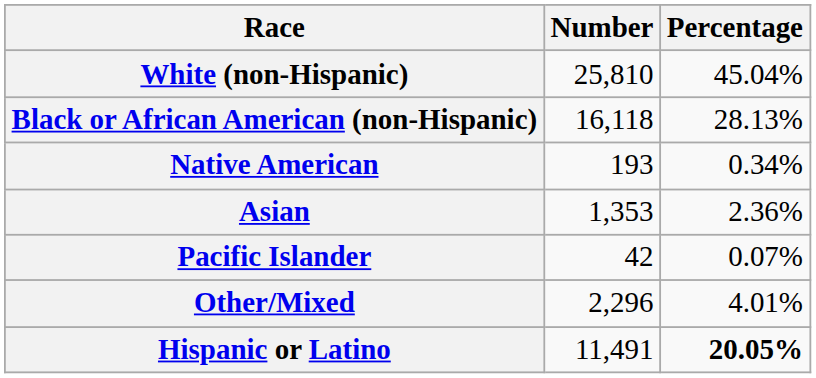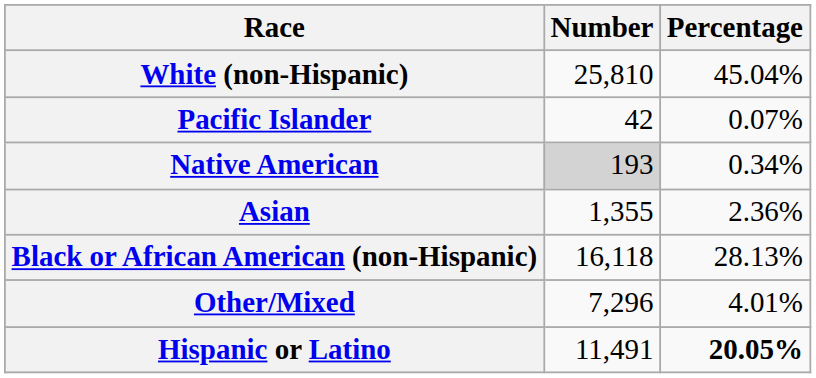rows swapped: (274, 119) <-> (274, 257)
(632, 165) no background -> (632, 165) lightgrey background
(621, 211) 1,353 -> (621, 211) 1,355
(621, 303) 2,296 -> (621, 303) 7,296
